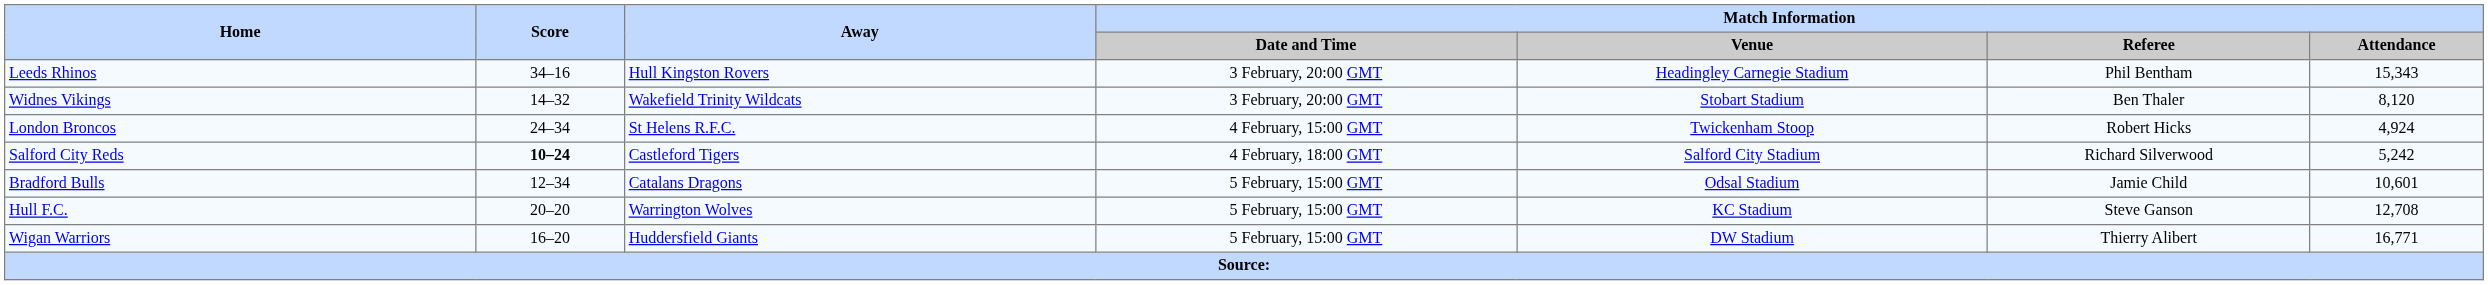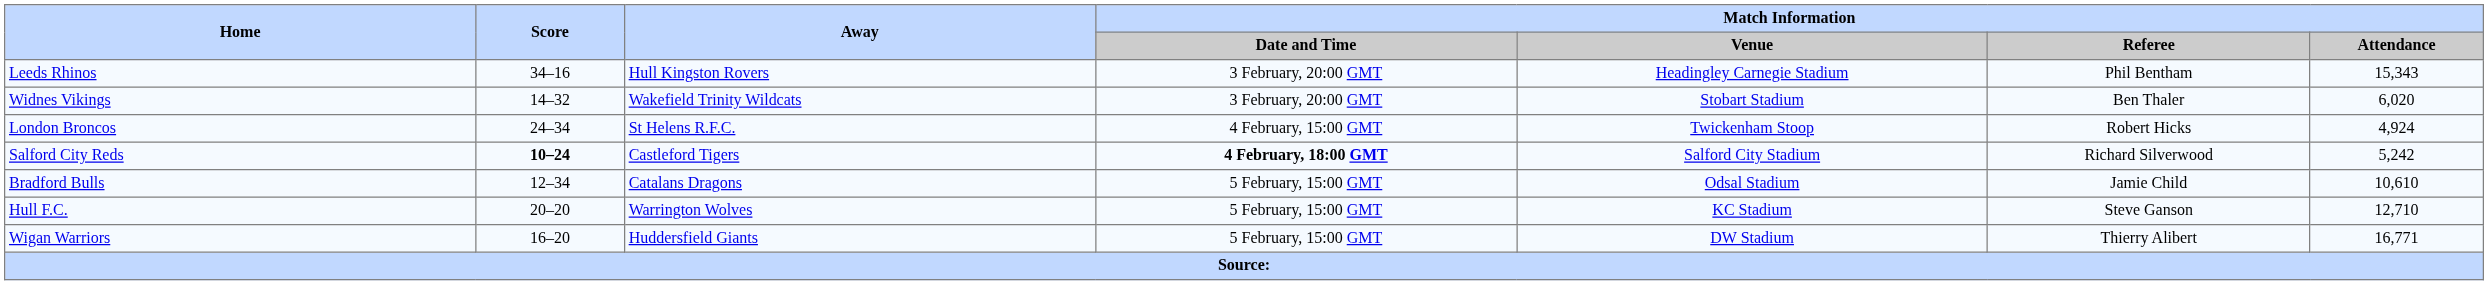(2397, 100) 8,120 -> (2397, 100) 6,020
(1306, 155) normal -> (1306, 155) bold
(2397, 183) 10,601 -> (2397, 183) 10,610
(2397, 210) 12,708 -> (2397, 210) 12,710
